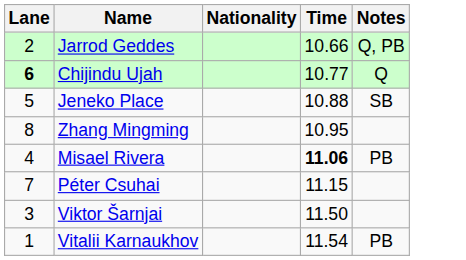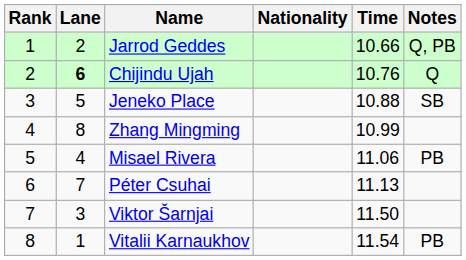+ column: (30, 18)
(327, 74) 10.77 -> (378, 74) 10.76
(327, 130) 10.95 -> (378, 130) 10.99
(327, 158) bold -> (378, 158) normal
(327, 185) 11.15 -> (378, 185) 11.13
